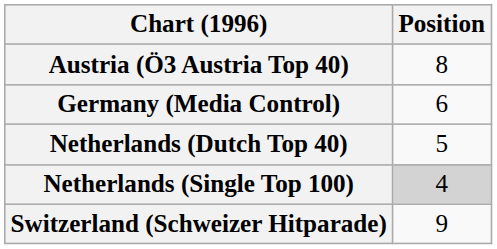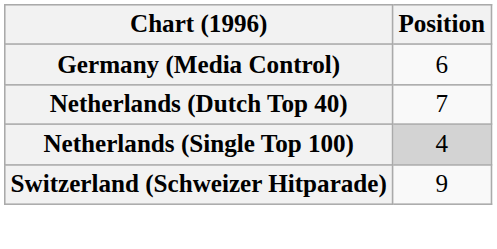- row: (199, 64)
(442, 143) 5 -> (442, 104) 7
